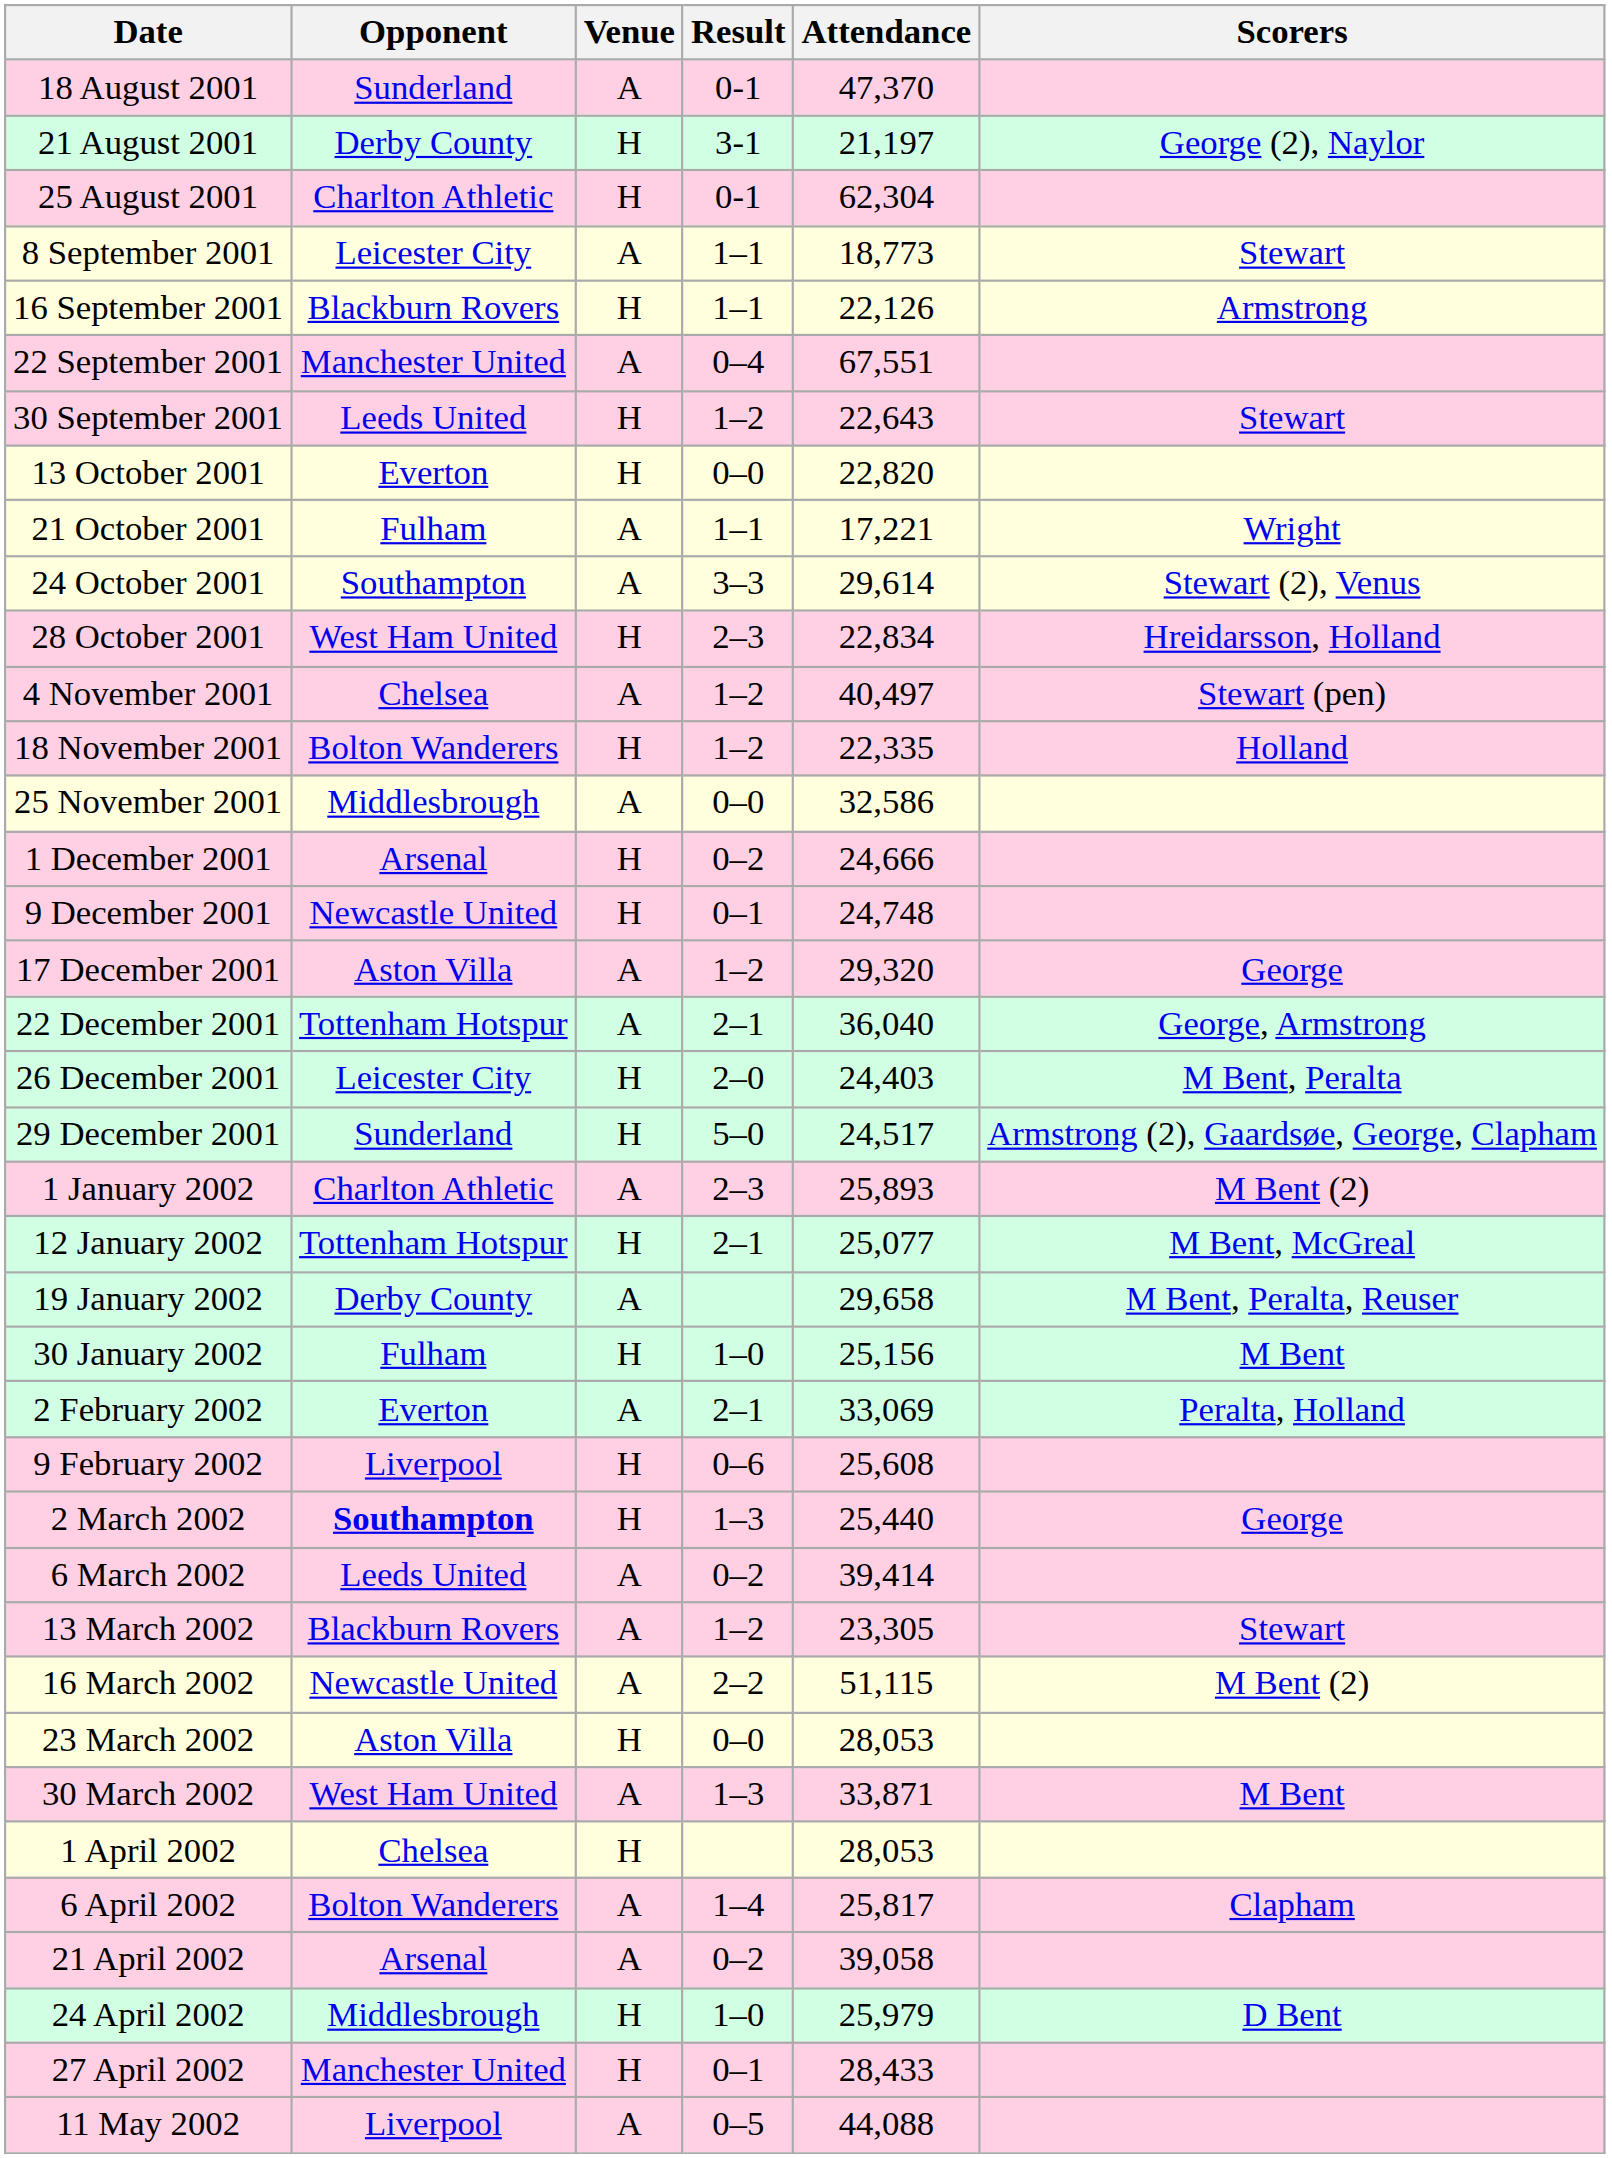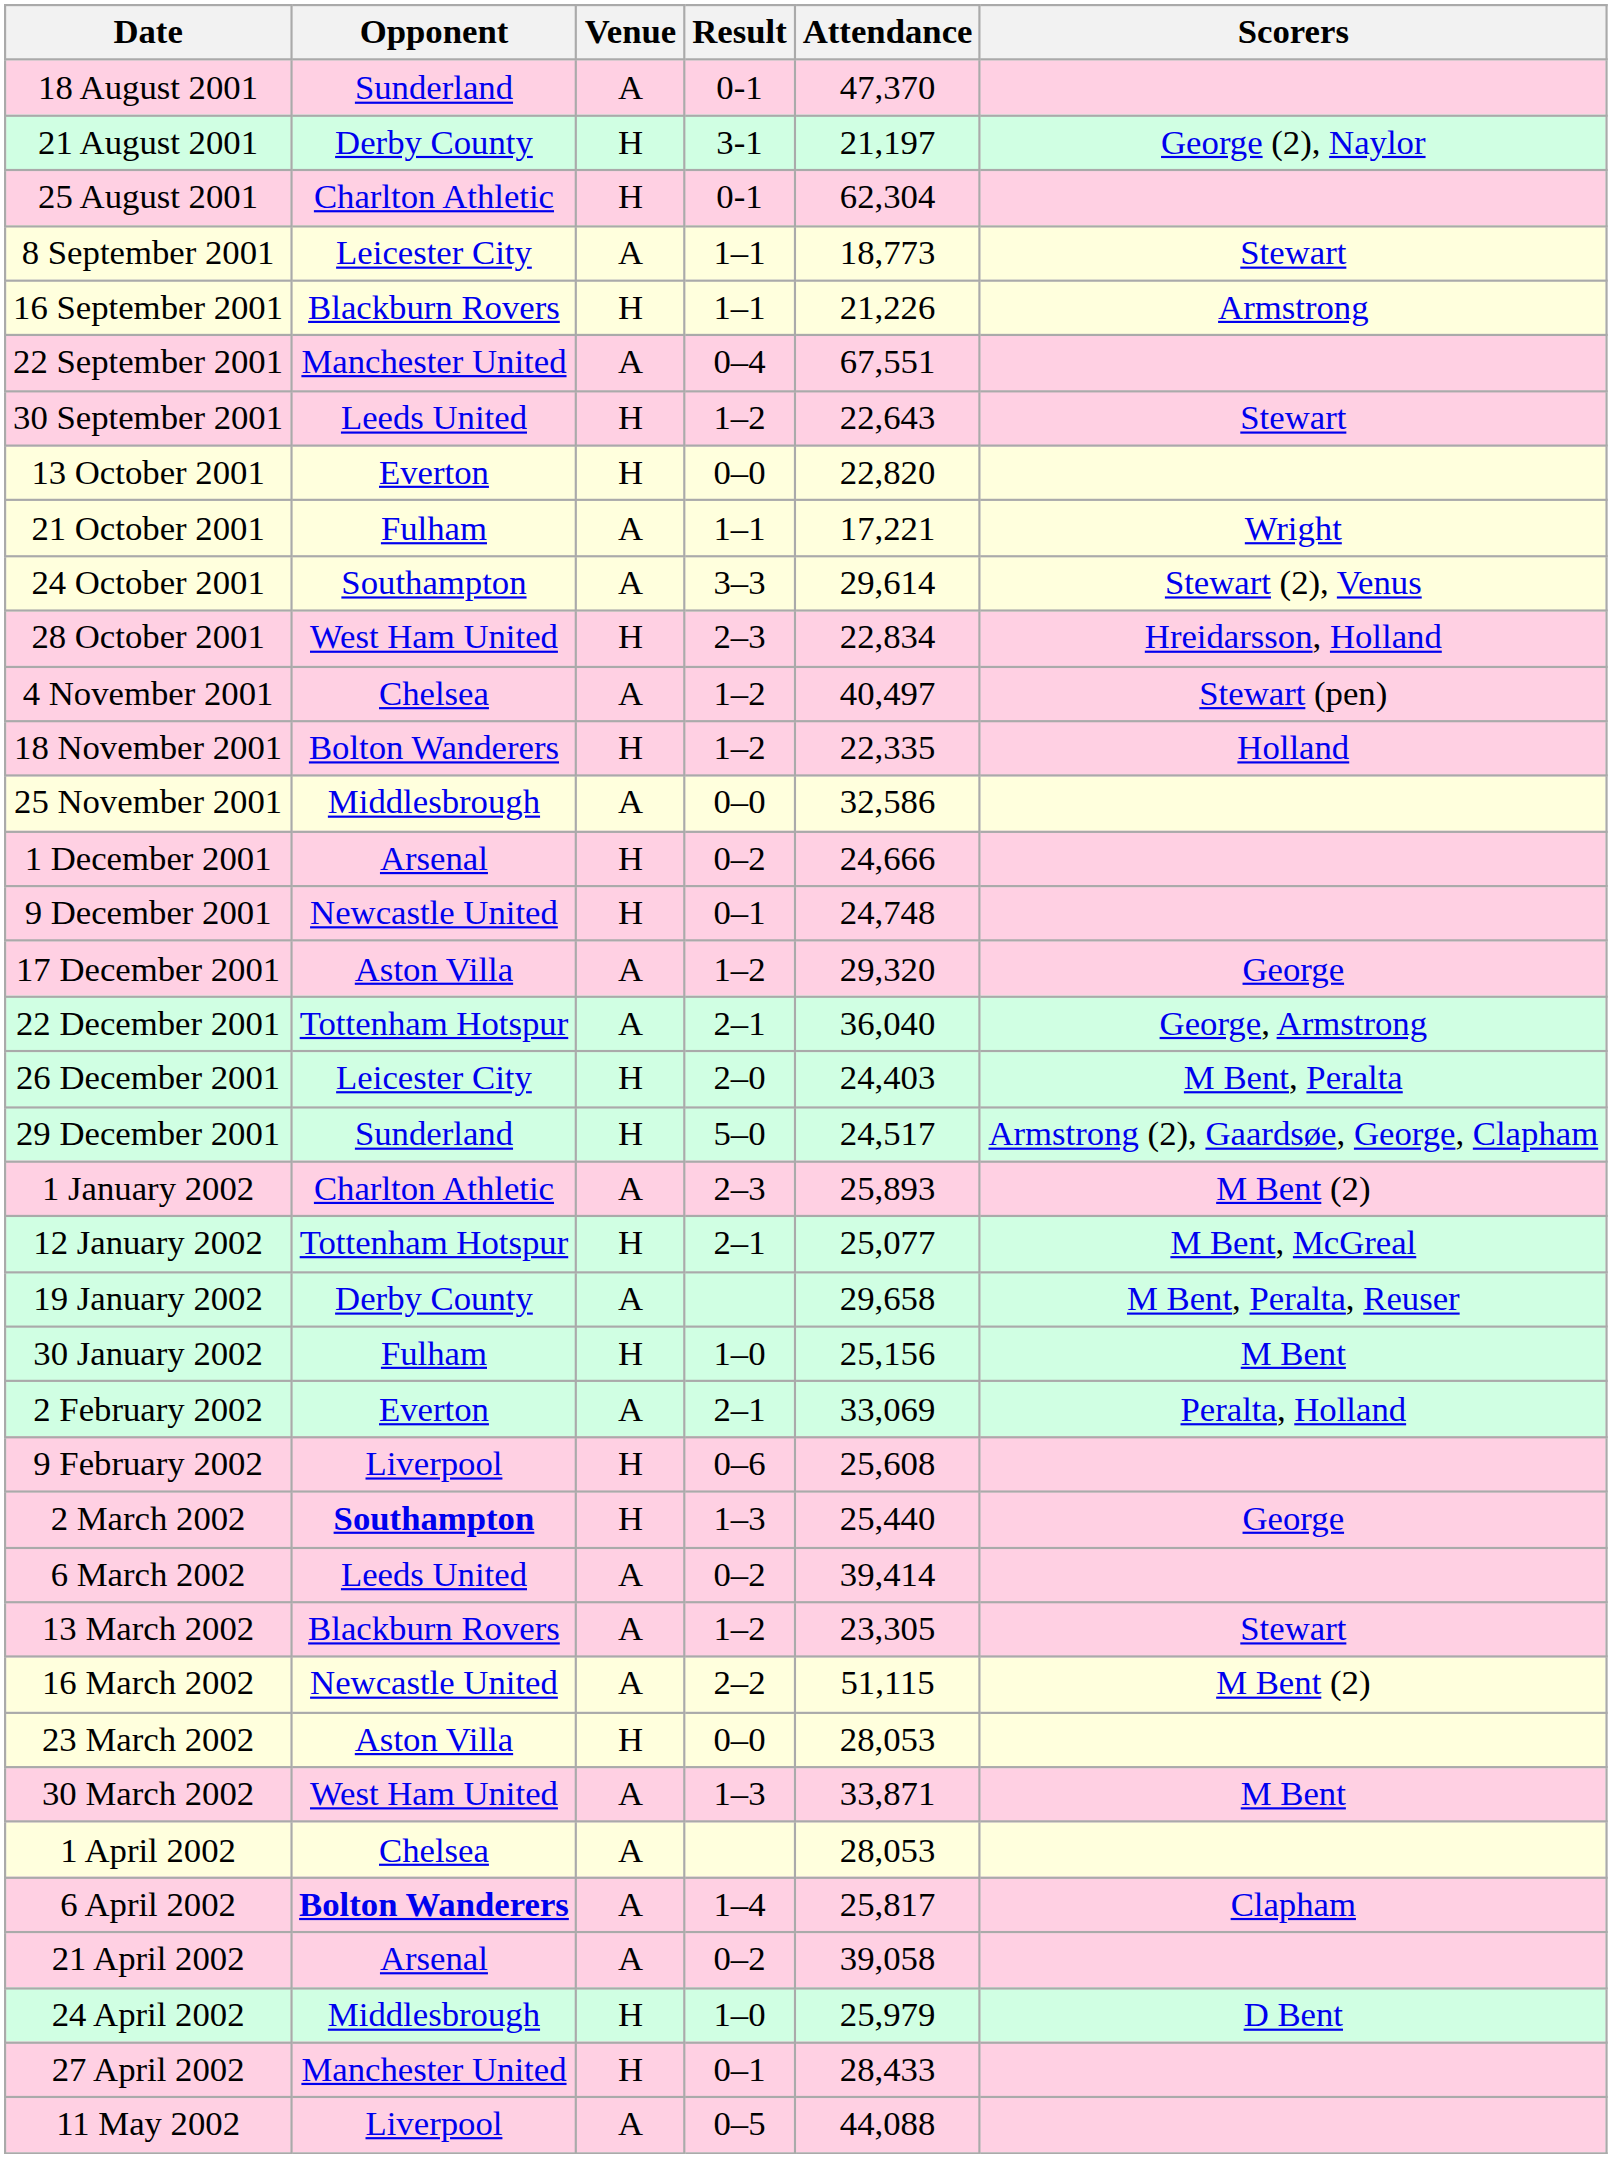(886, 307) 22,126 -> (888, 307) 21,226
(629, 1849) H -> (631, 1849) A
(433, 1904) normal -> (434, 1904) bold
